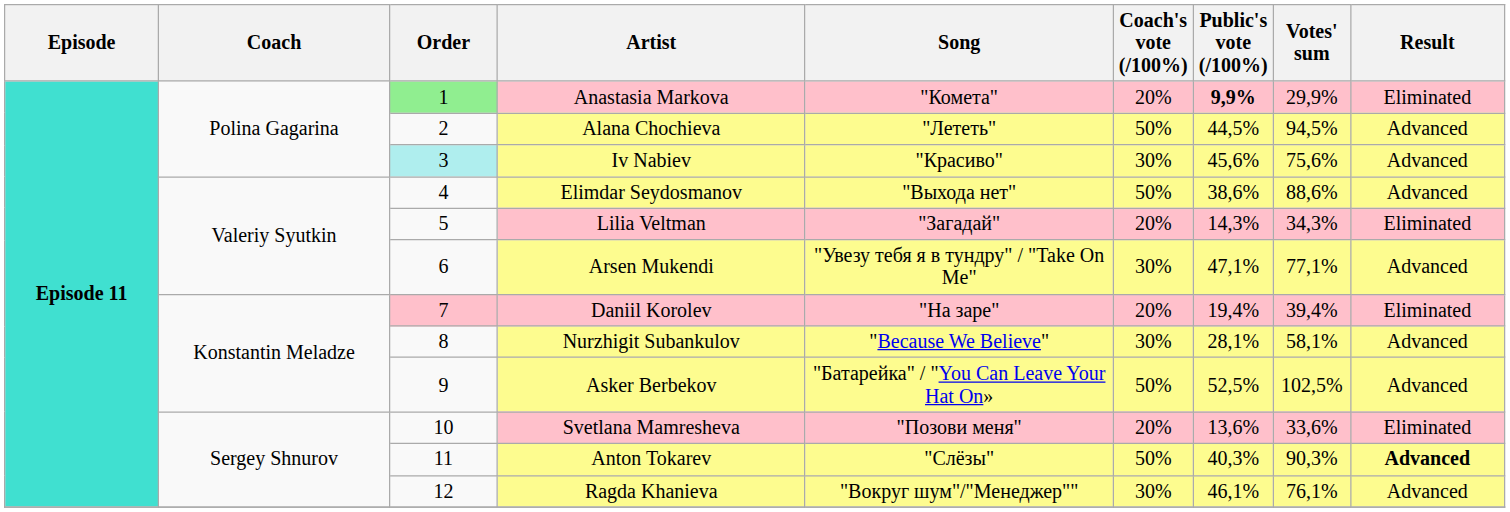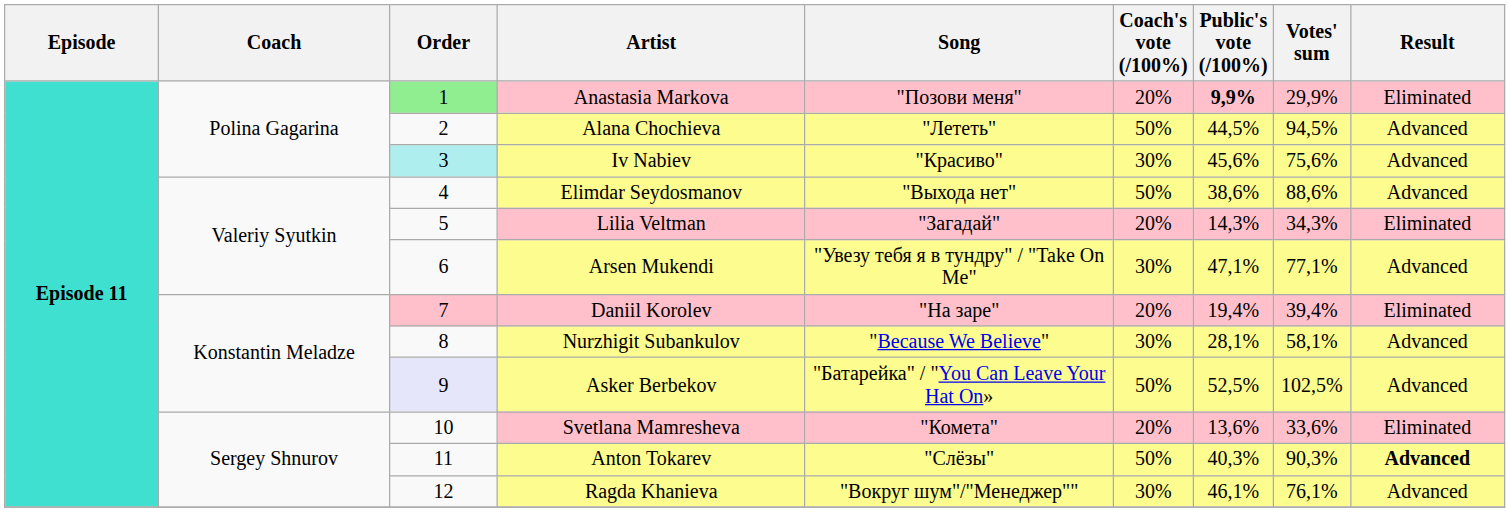(959, 97) "Комета" -> (959, 97) "Позови меня"
(443, 384) no background -> (443, 384) lavender background
(959, 427) "Позови меня" -> (959, 427) "Комета"
